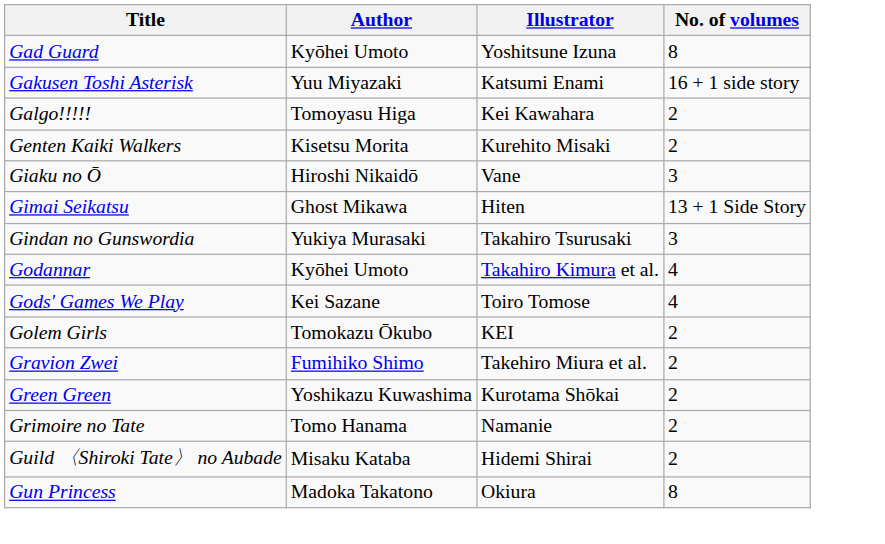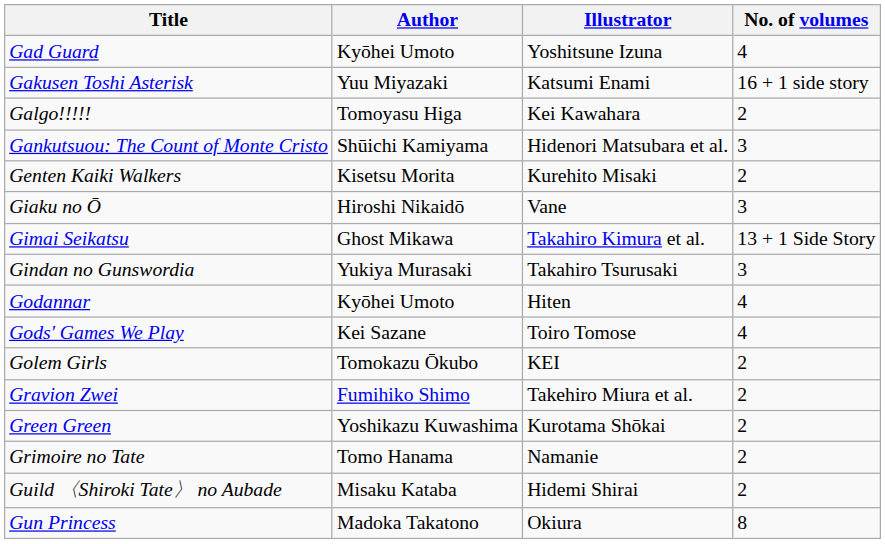(673, 51) 8 -> (742, 51) 4
+ row: (169, 144)
(503, 207) Hiten -> (616, 238) Takahiro Kimura et al.
(570, 269) Takahiro Kimura et al. -> (549, 301) Hiten
